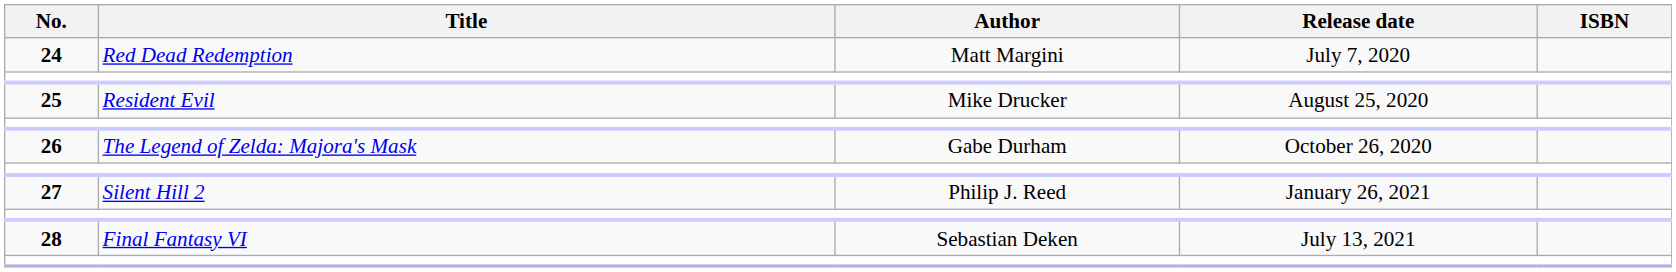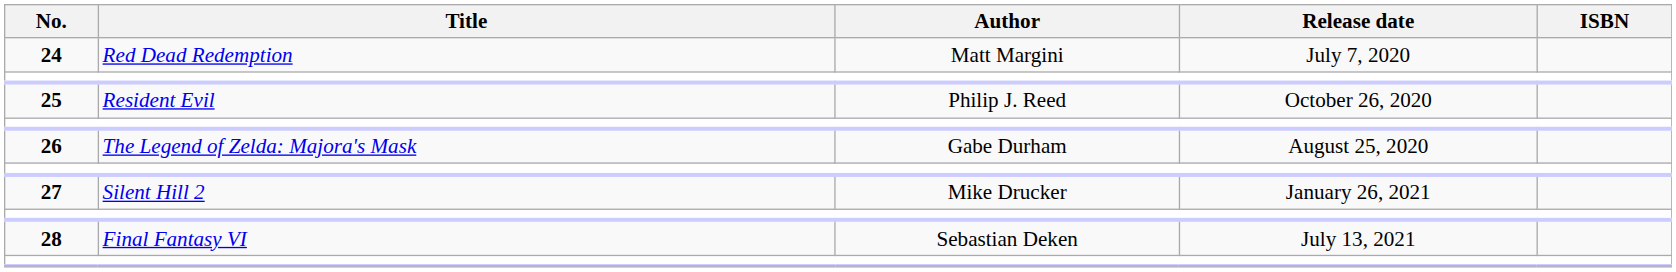(1007, 100) Mike Drucker -> (1007, 100) Philip J. Reed
(1358, 100) August 25, 2020 -> (1358, 100) October 26, 2020
(1358, 146) October 26, 2020 -> (1358, 146) August 25, 2020
(1007, 192) Philip J. Reed -> (1007, 192) Mike Drucker
